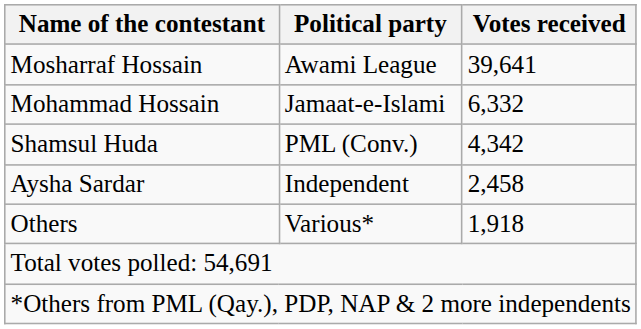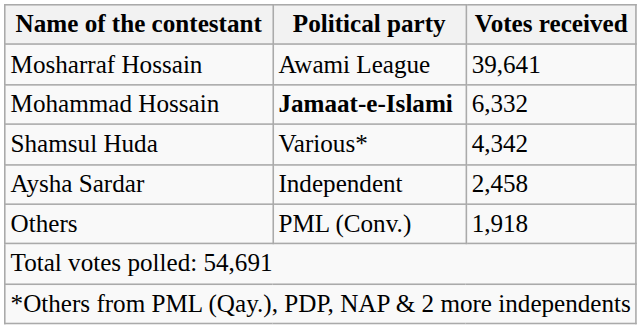(365, 104) normal -> (366, 104) bold
(351, 143) PML (Conv.) -> (323, 143) Various*
(329, 223) Various* -> (345, 223) PML (Conv.)
